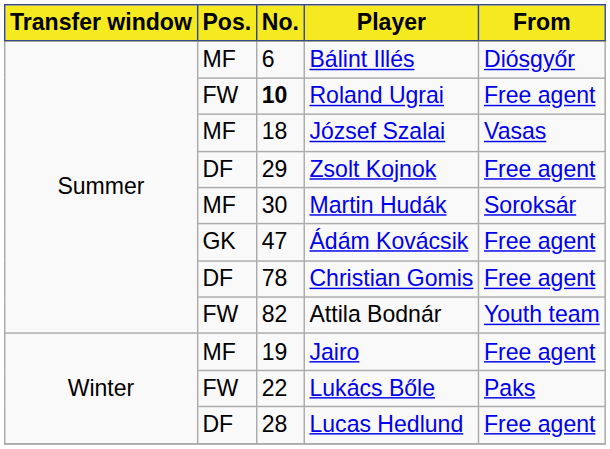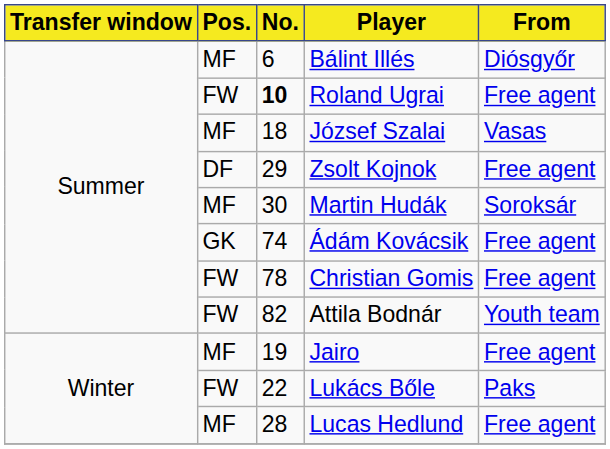(275, 242) 47 -> (275, 242) 74
(218, 278) DF -> (220, 278) FW
(218, 424) DF -> (219, 424) MF
